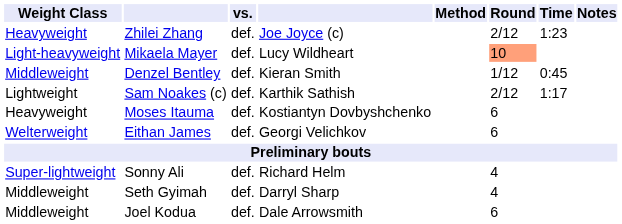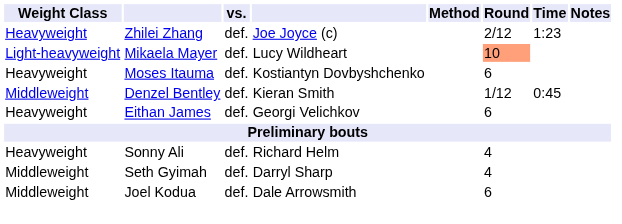rows swapped: (169, 113) <-> (172, 73)
- row: (176, 93)
(46, 133) Welterweight -> (46, 113) Heavyweight
(60, 173) Super-lightweight -> (46, 153) Heavyweight
